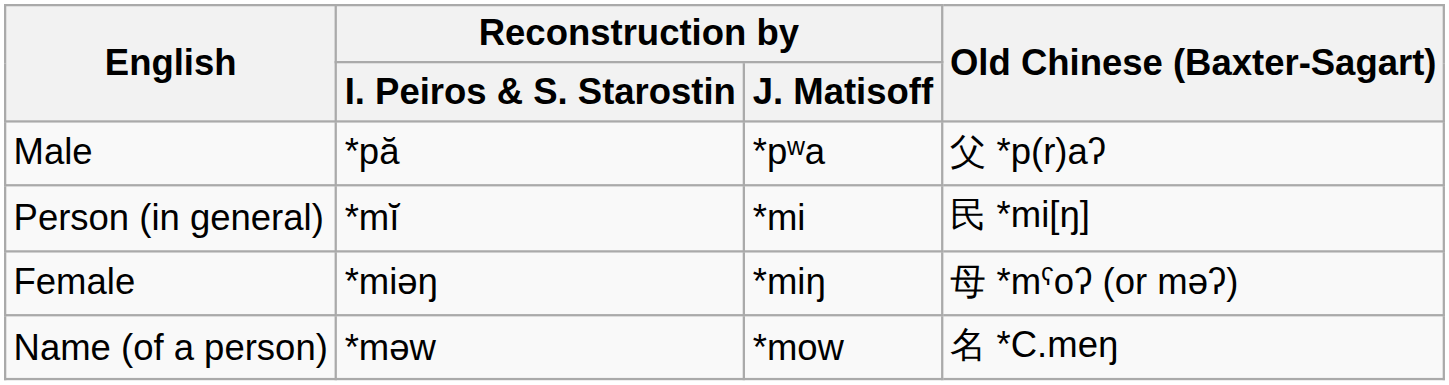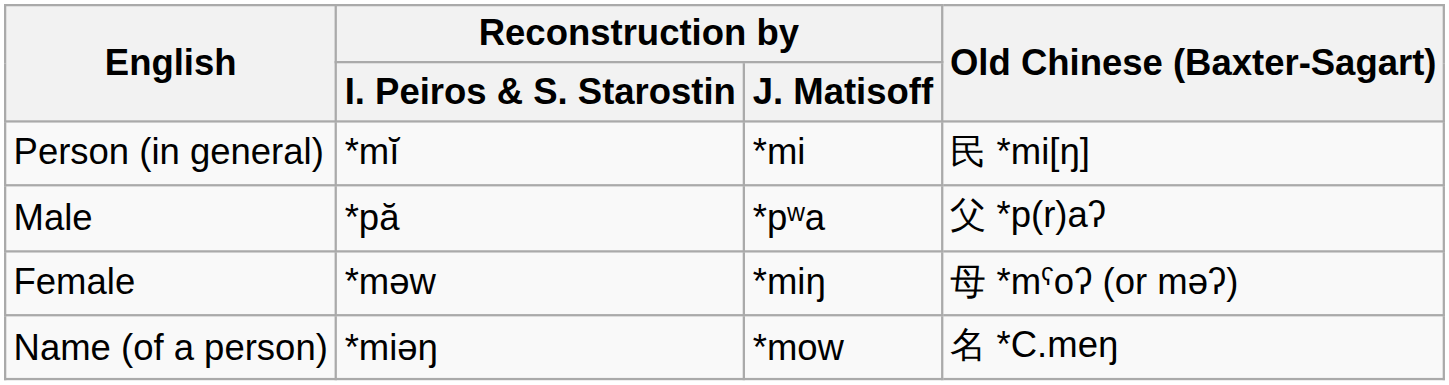rows swapped: (169, 217) <-> (53, 152)
(391, 281) *miǝŋ -> (390, 281) *mǝw
(390, 346) *mǝw -> (391, 346) *miǝŋ
